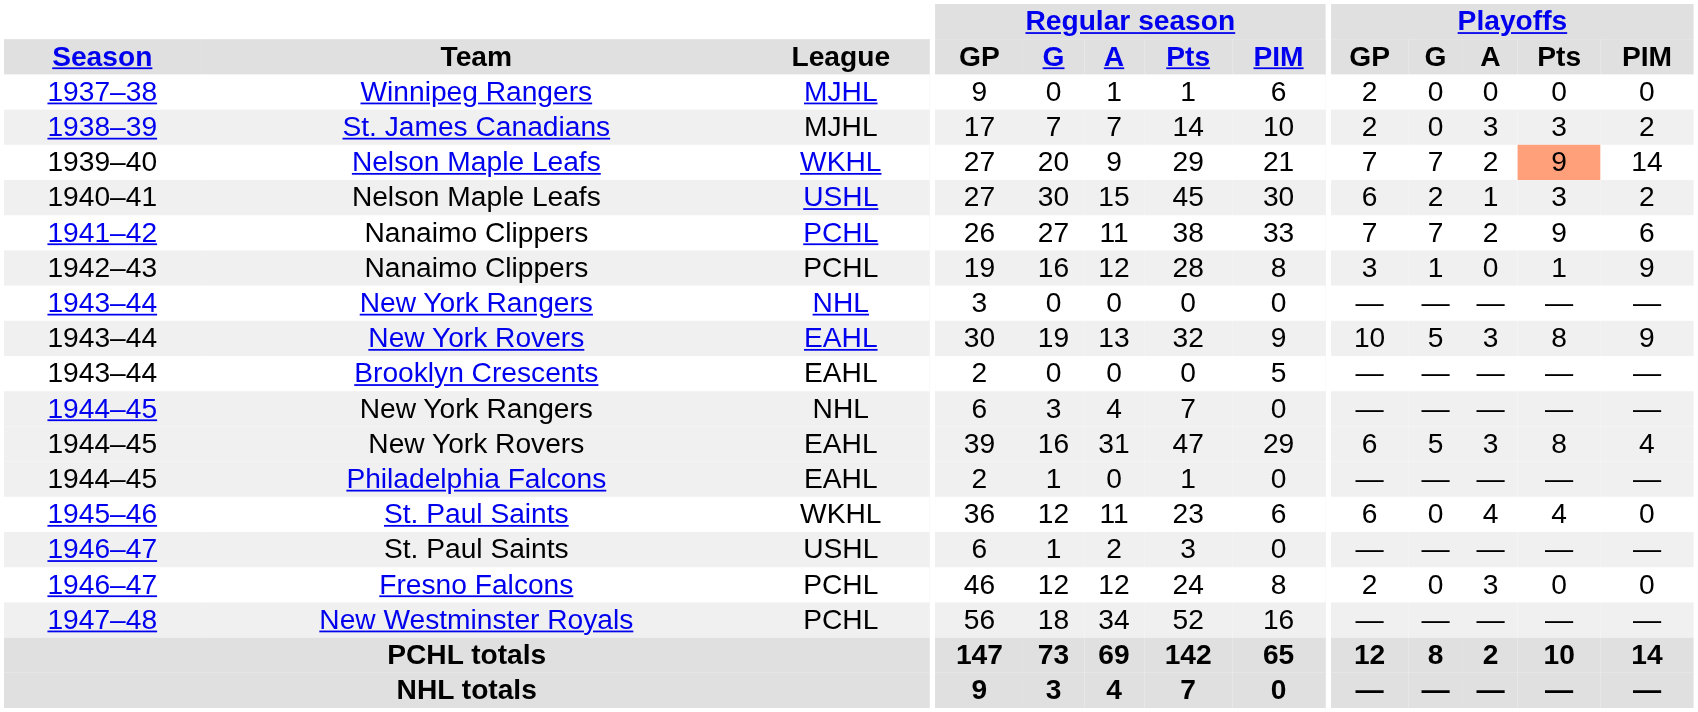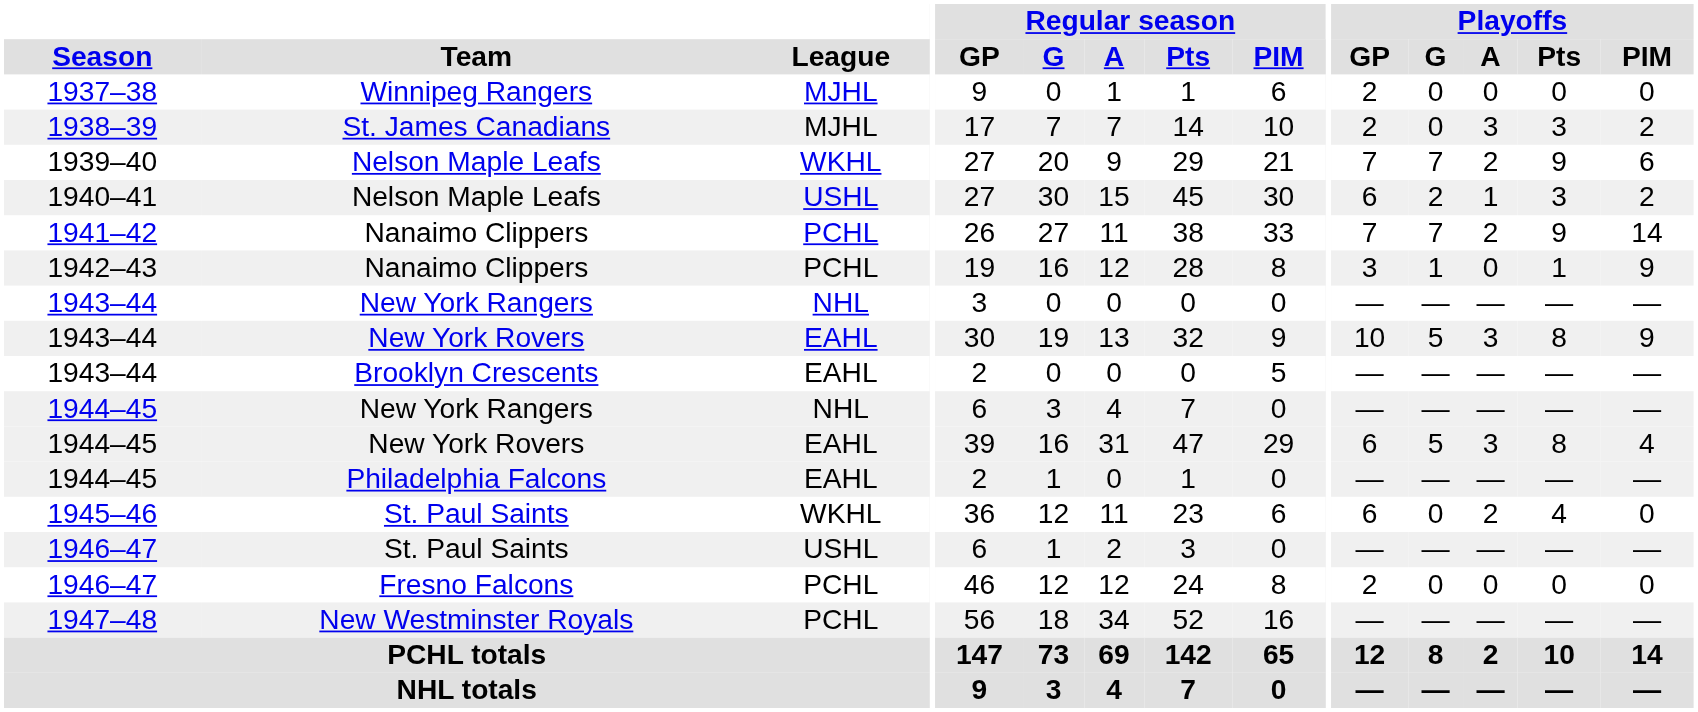(1559, 162) lightsalmon background -> (1559, 162) no background
(1647, 162) 14 -> (1647, 162) 6
(1647, 232) 6 -> (1647, 232) 14
(1491, 514) 4 -> (1491, 514) 2
(1491, 584) 3 -> (1491, 584) 0
